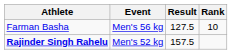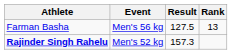(213, 27) 10 -> (213, 27) 13
(182, 42) 157.5 -> (182, 42) 157.3
